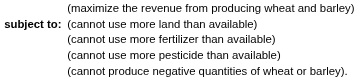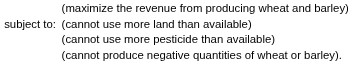(33, 24) bold -> (30, 24) normal
- row: (171, 39)
